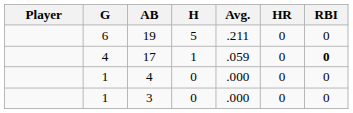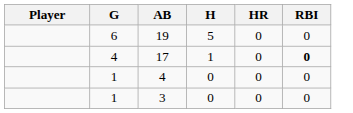- column: (238, 14)
